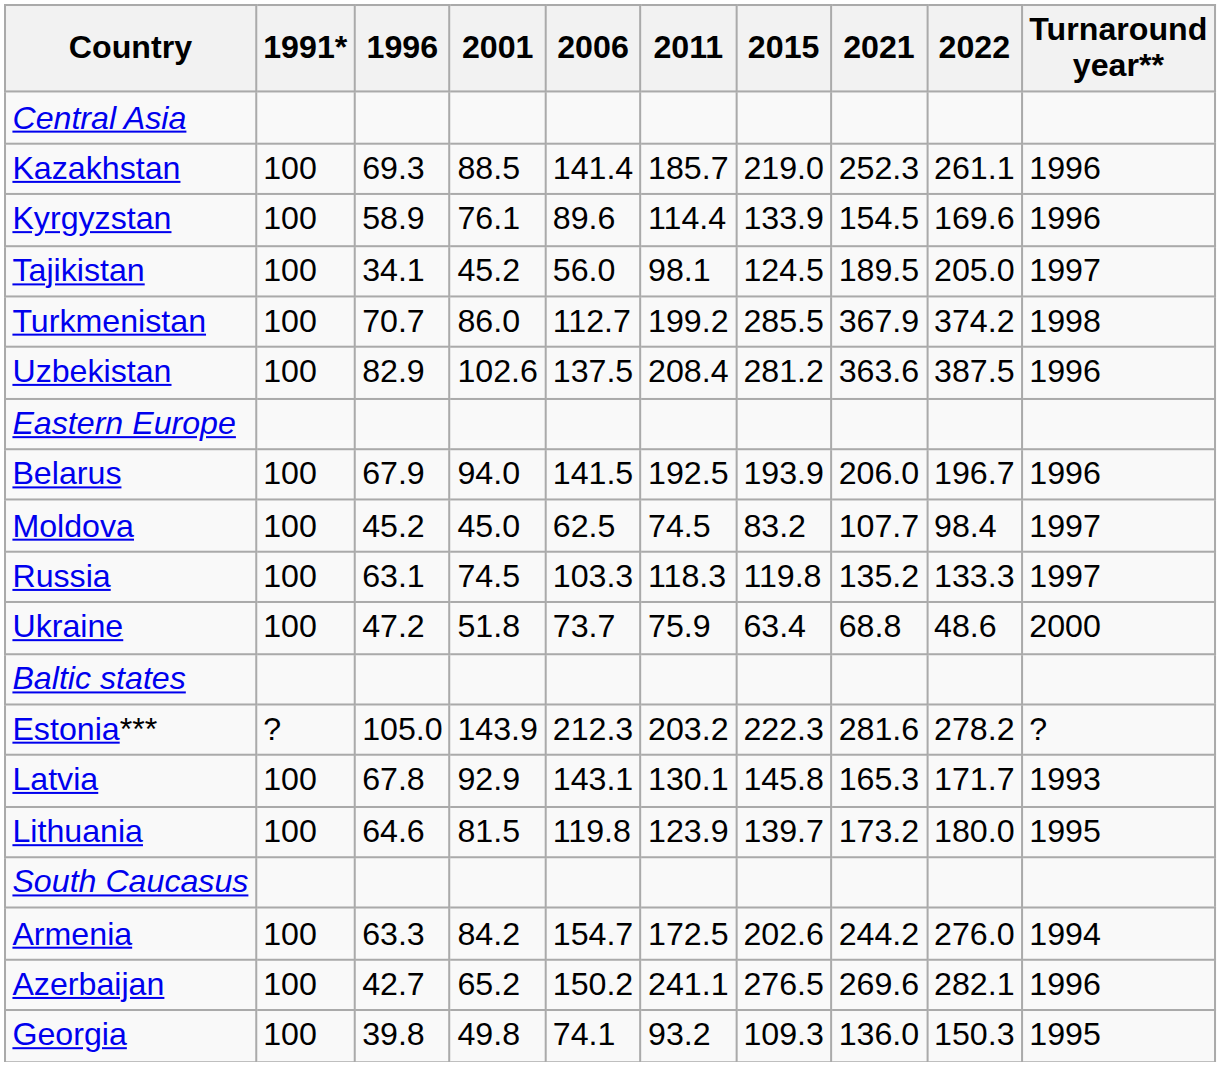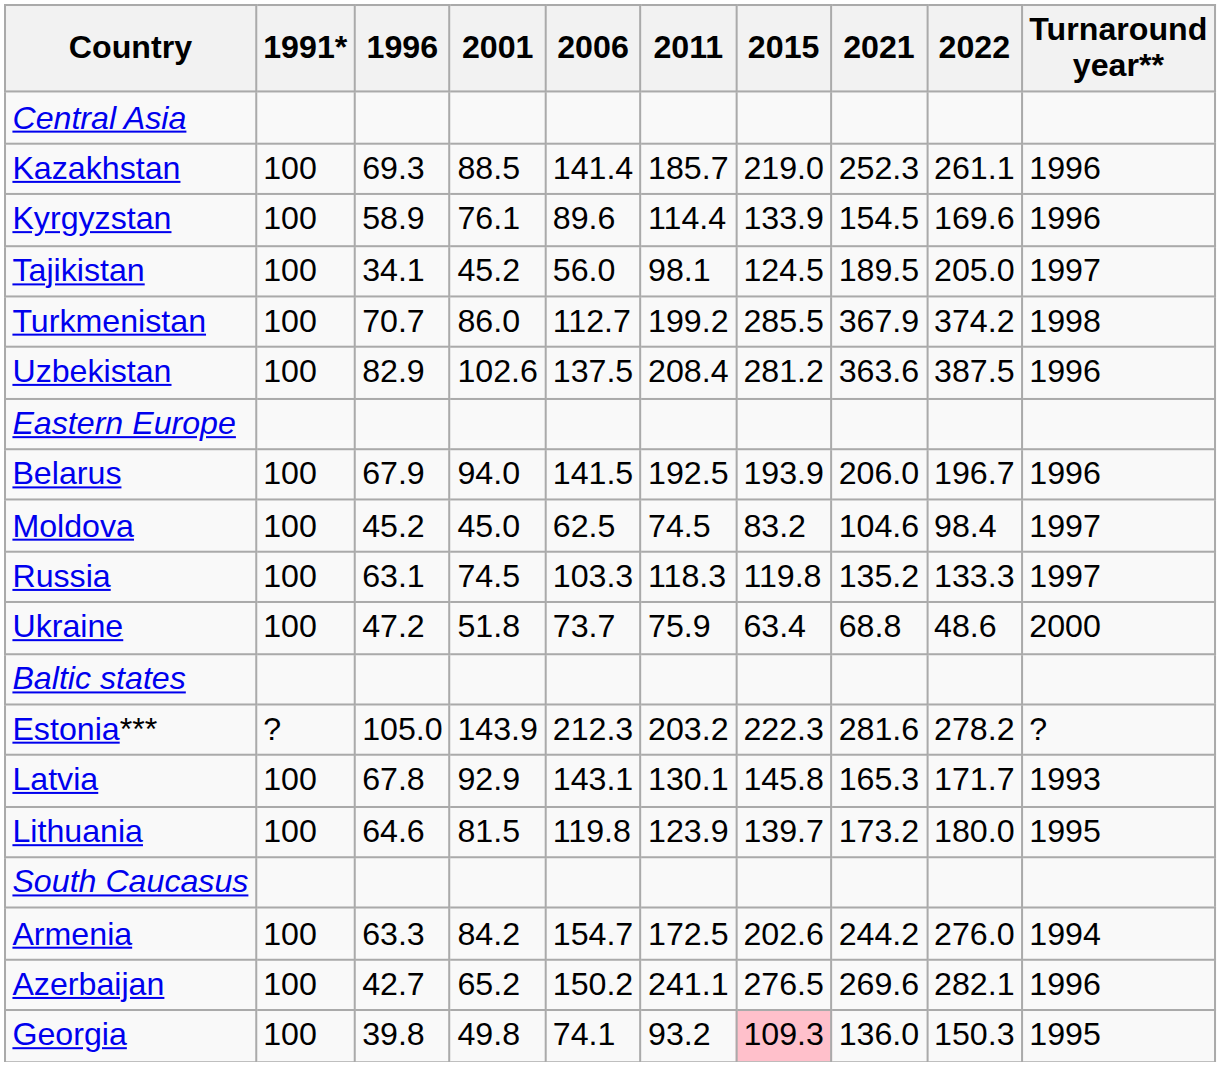(879, 525) 107.7 -> (879, 525) 104.6
(784, 1035) no background -> (784, 1035) pink background
